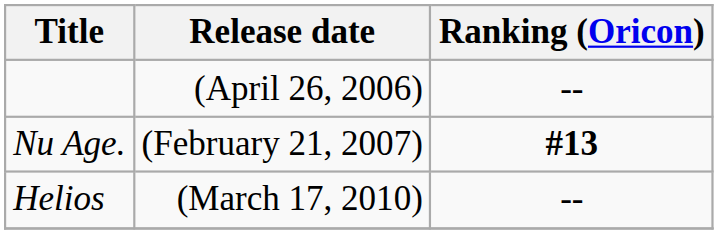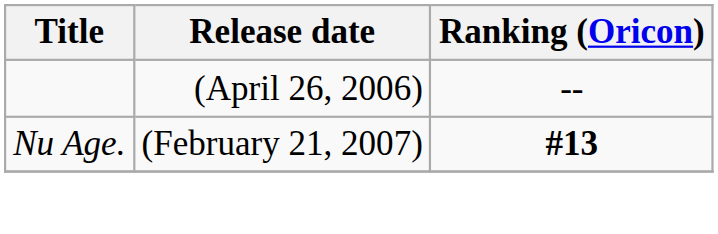- row: (59, 198)
